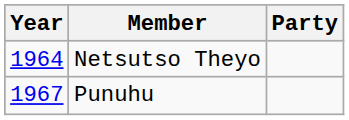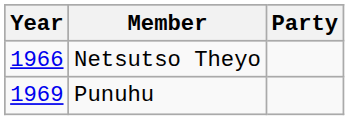(37, 59) 1964 -> (37, 59) 1966
(37, 95) 1967 -> (37, 95) 1969
